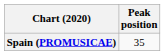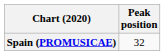(139, 42) 35 -> (139, 42) 32
